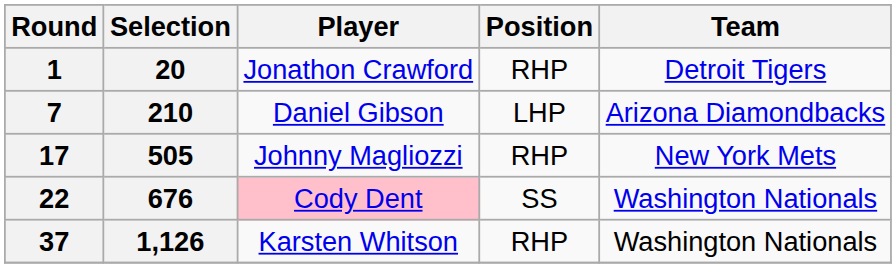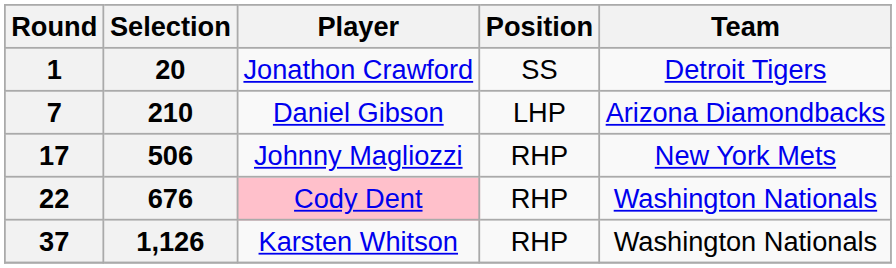(539, 70) RHP -> (539, 70) SS
(170, 156) 505 -> (170, 156) 506
(539, 199) SS -> (539, 199) RHP
